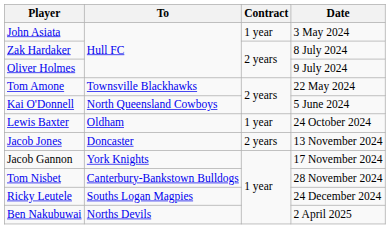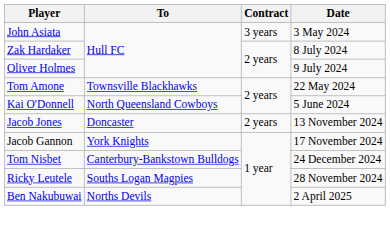(258, 31) 1 year -> (261, 31) 3 years
- row: (38, 123)
(338, 178) 28 November 2024 -> (337, 159) 24 December 2024
(337, 196) 24 December 2024 -> (338, 178) 28 November 2024
